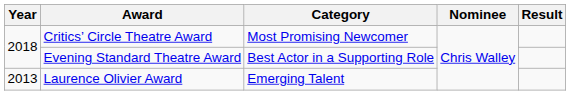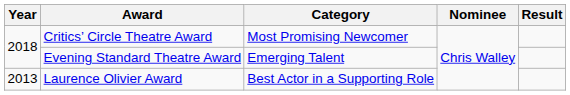(341, 57) Best Actor in a Supporting Role -> (296, 57) Emerging Talent
(296, 79) Emerging Talent -> (341, 79) Best Actor in a Supporting Role
